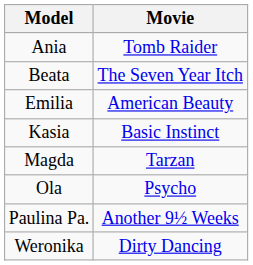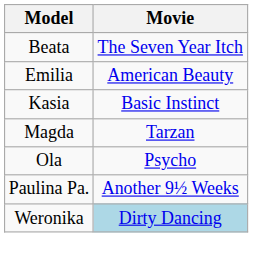- row: (49, 47)
(170, 246) no background -> (170, 217) lightblue background
